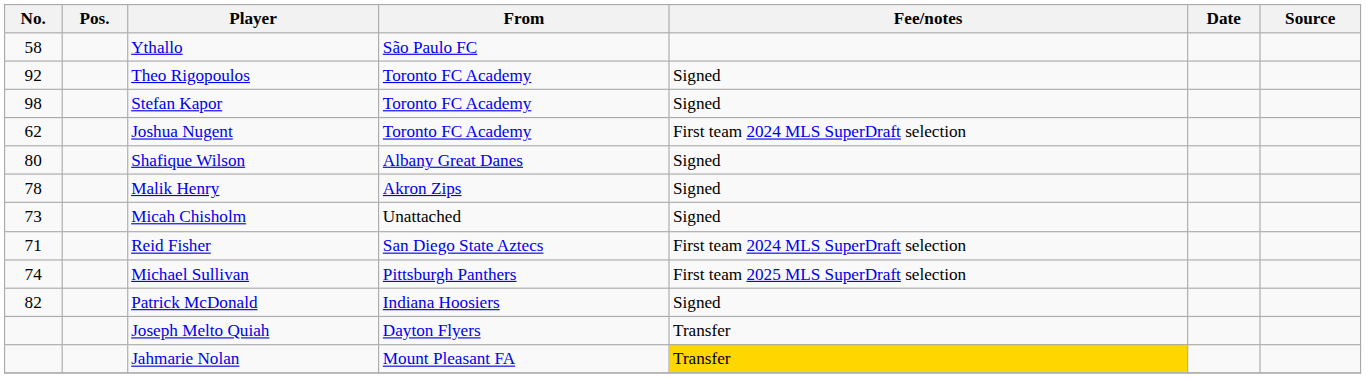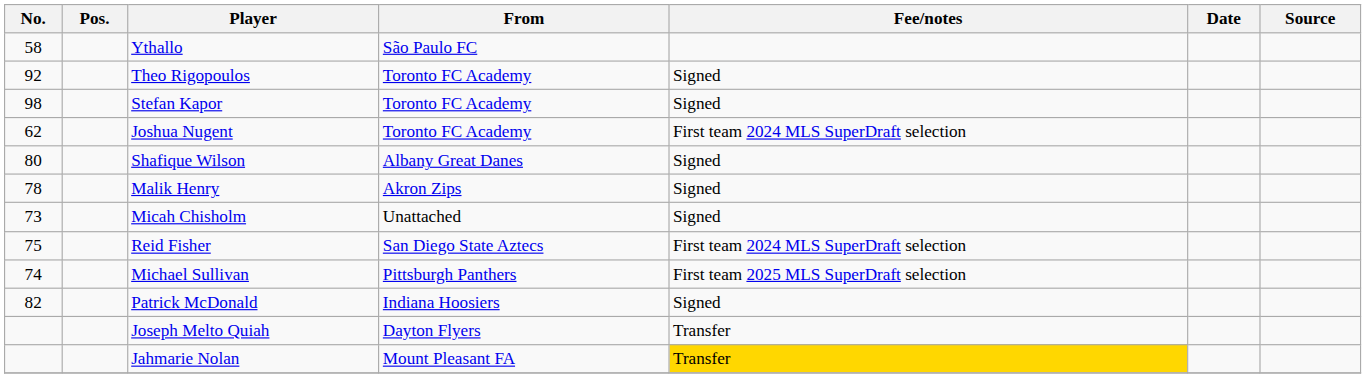(33, 245) 71 -> (33, 245) 75
